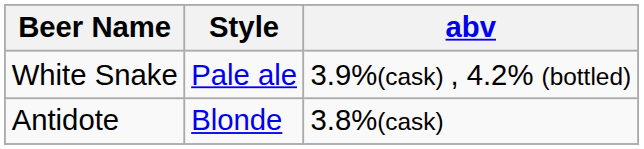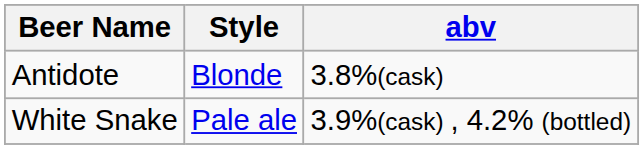rows swapped: (65, 120) <-> (95, 74)
